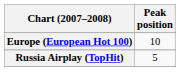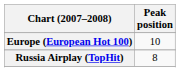(155, 58) 5 -> (155, 58) 8
